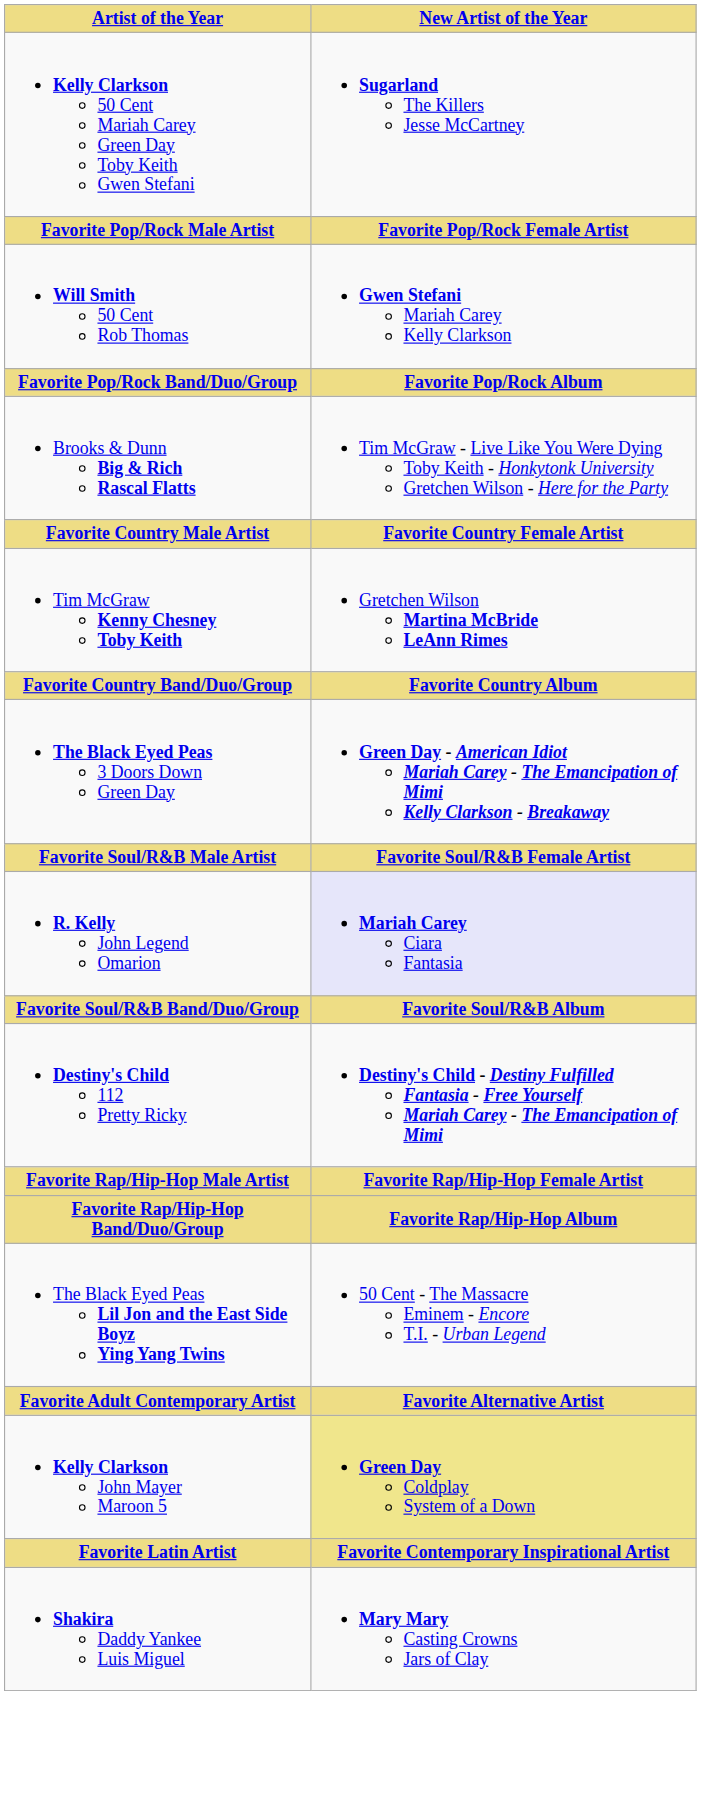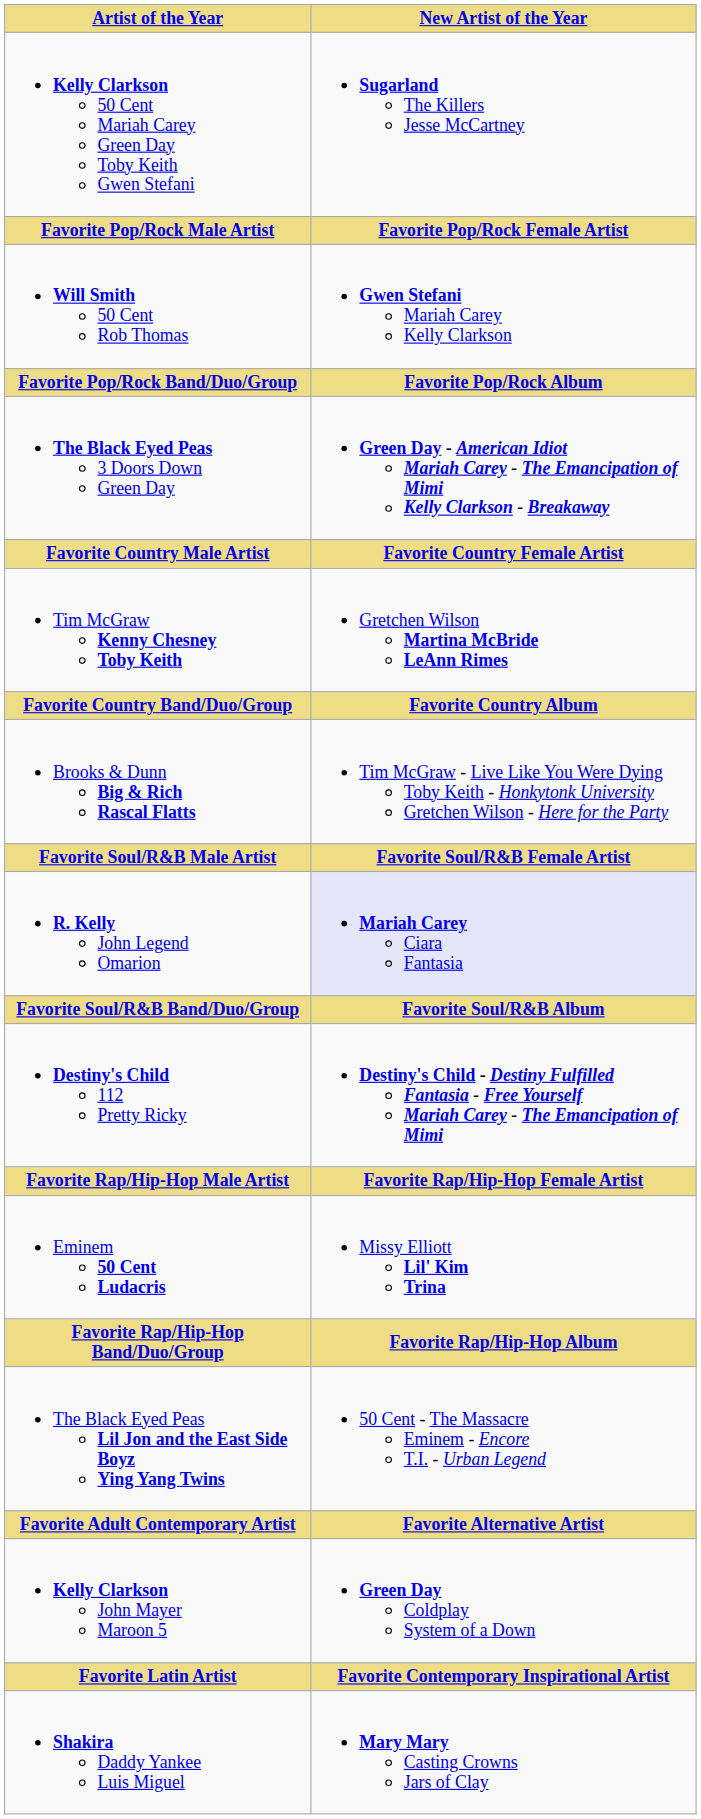rows swapped: (158, 772) <-> (158, 468)
+ row: (158, 1267)
(503, 1487) khaki background -> (503, 1611) no background
